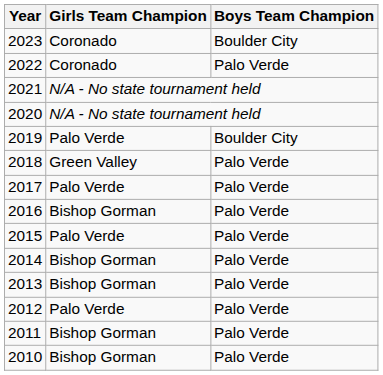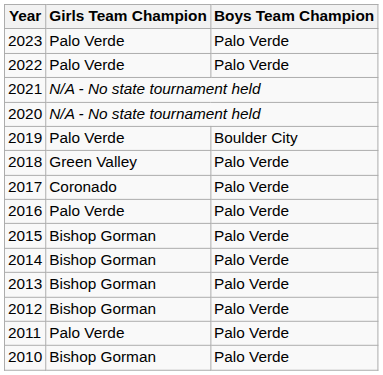(83, 41) Coronado -> (87, 41) Palo Verde
(256, 41) Boulder City -> (252, 41) Palo Verde
(83, 65) Coronado -> (87, 65) Palo Verde
(87, 187) Palo Verde -> (83, 187) Coronado
(103, 211) Bishop Gorman -> (87, 211) Palo Verde
(87, 235) Palo Verde -> (103, 235) Bishop Gorman
(87, 308) Palo Verde -> (103, 308) Bishop Gorman
(103, 333) Bishop Gorman -> (87, 333) Palo Verde
